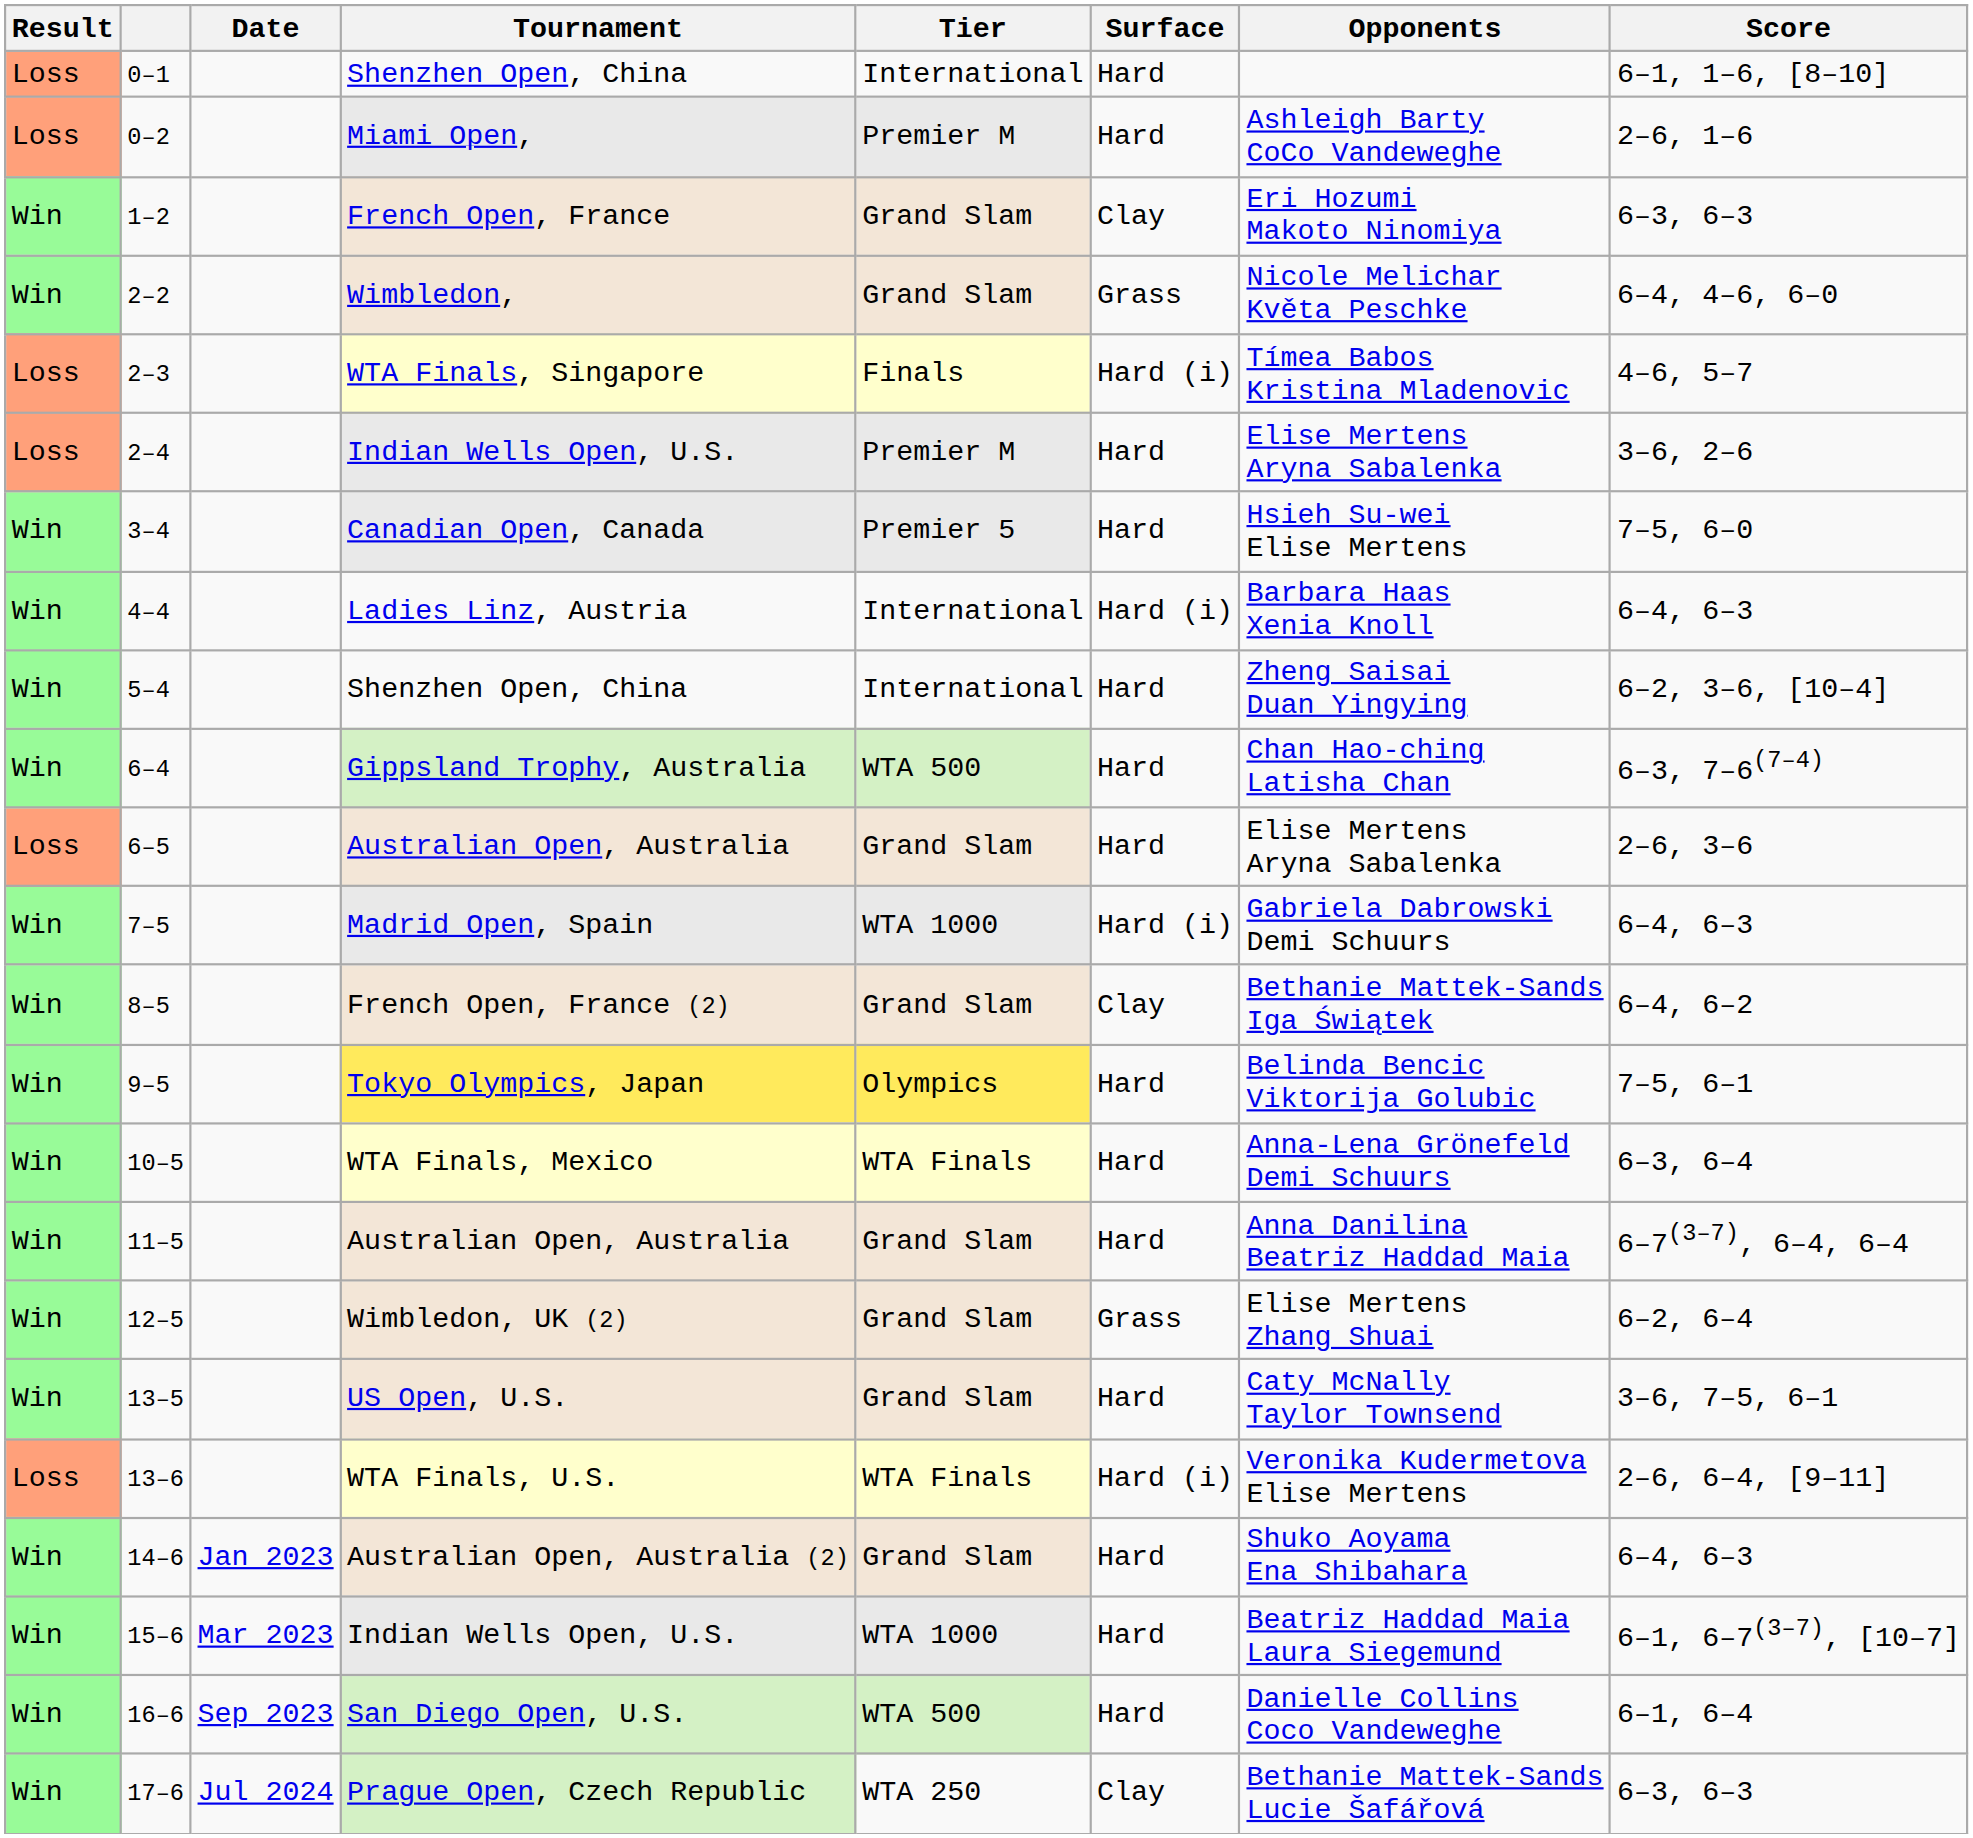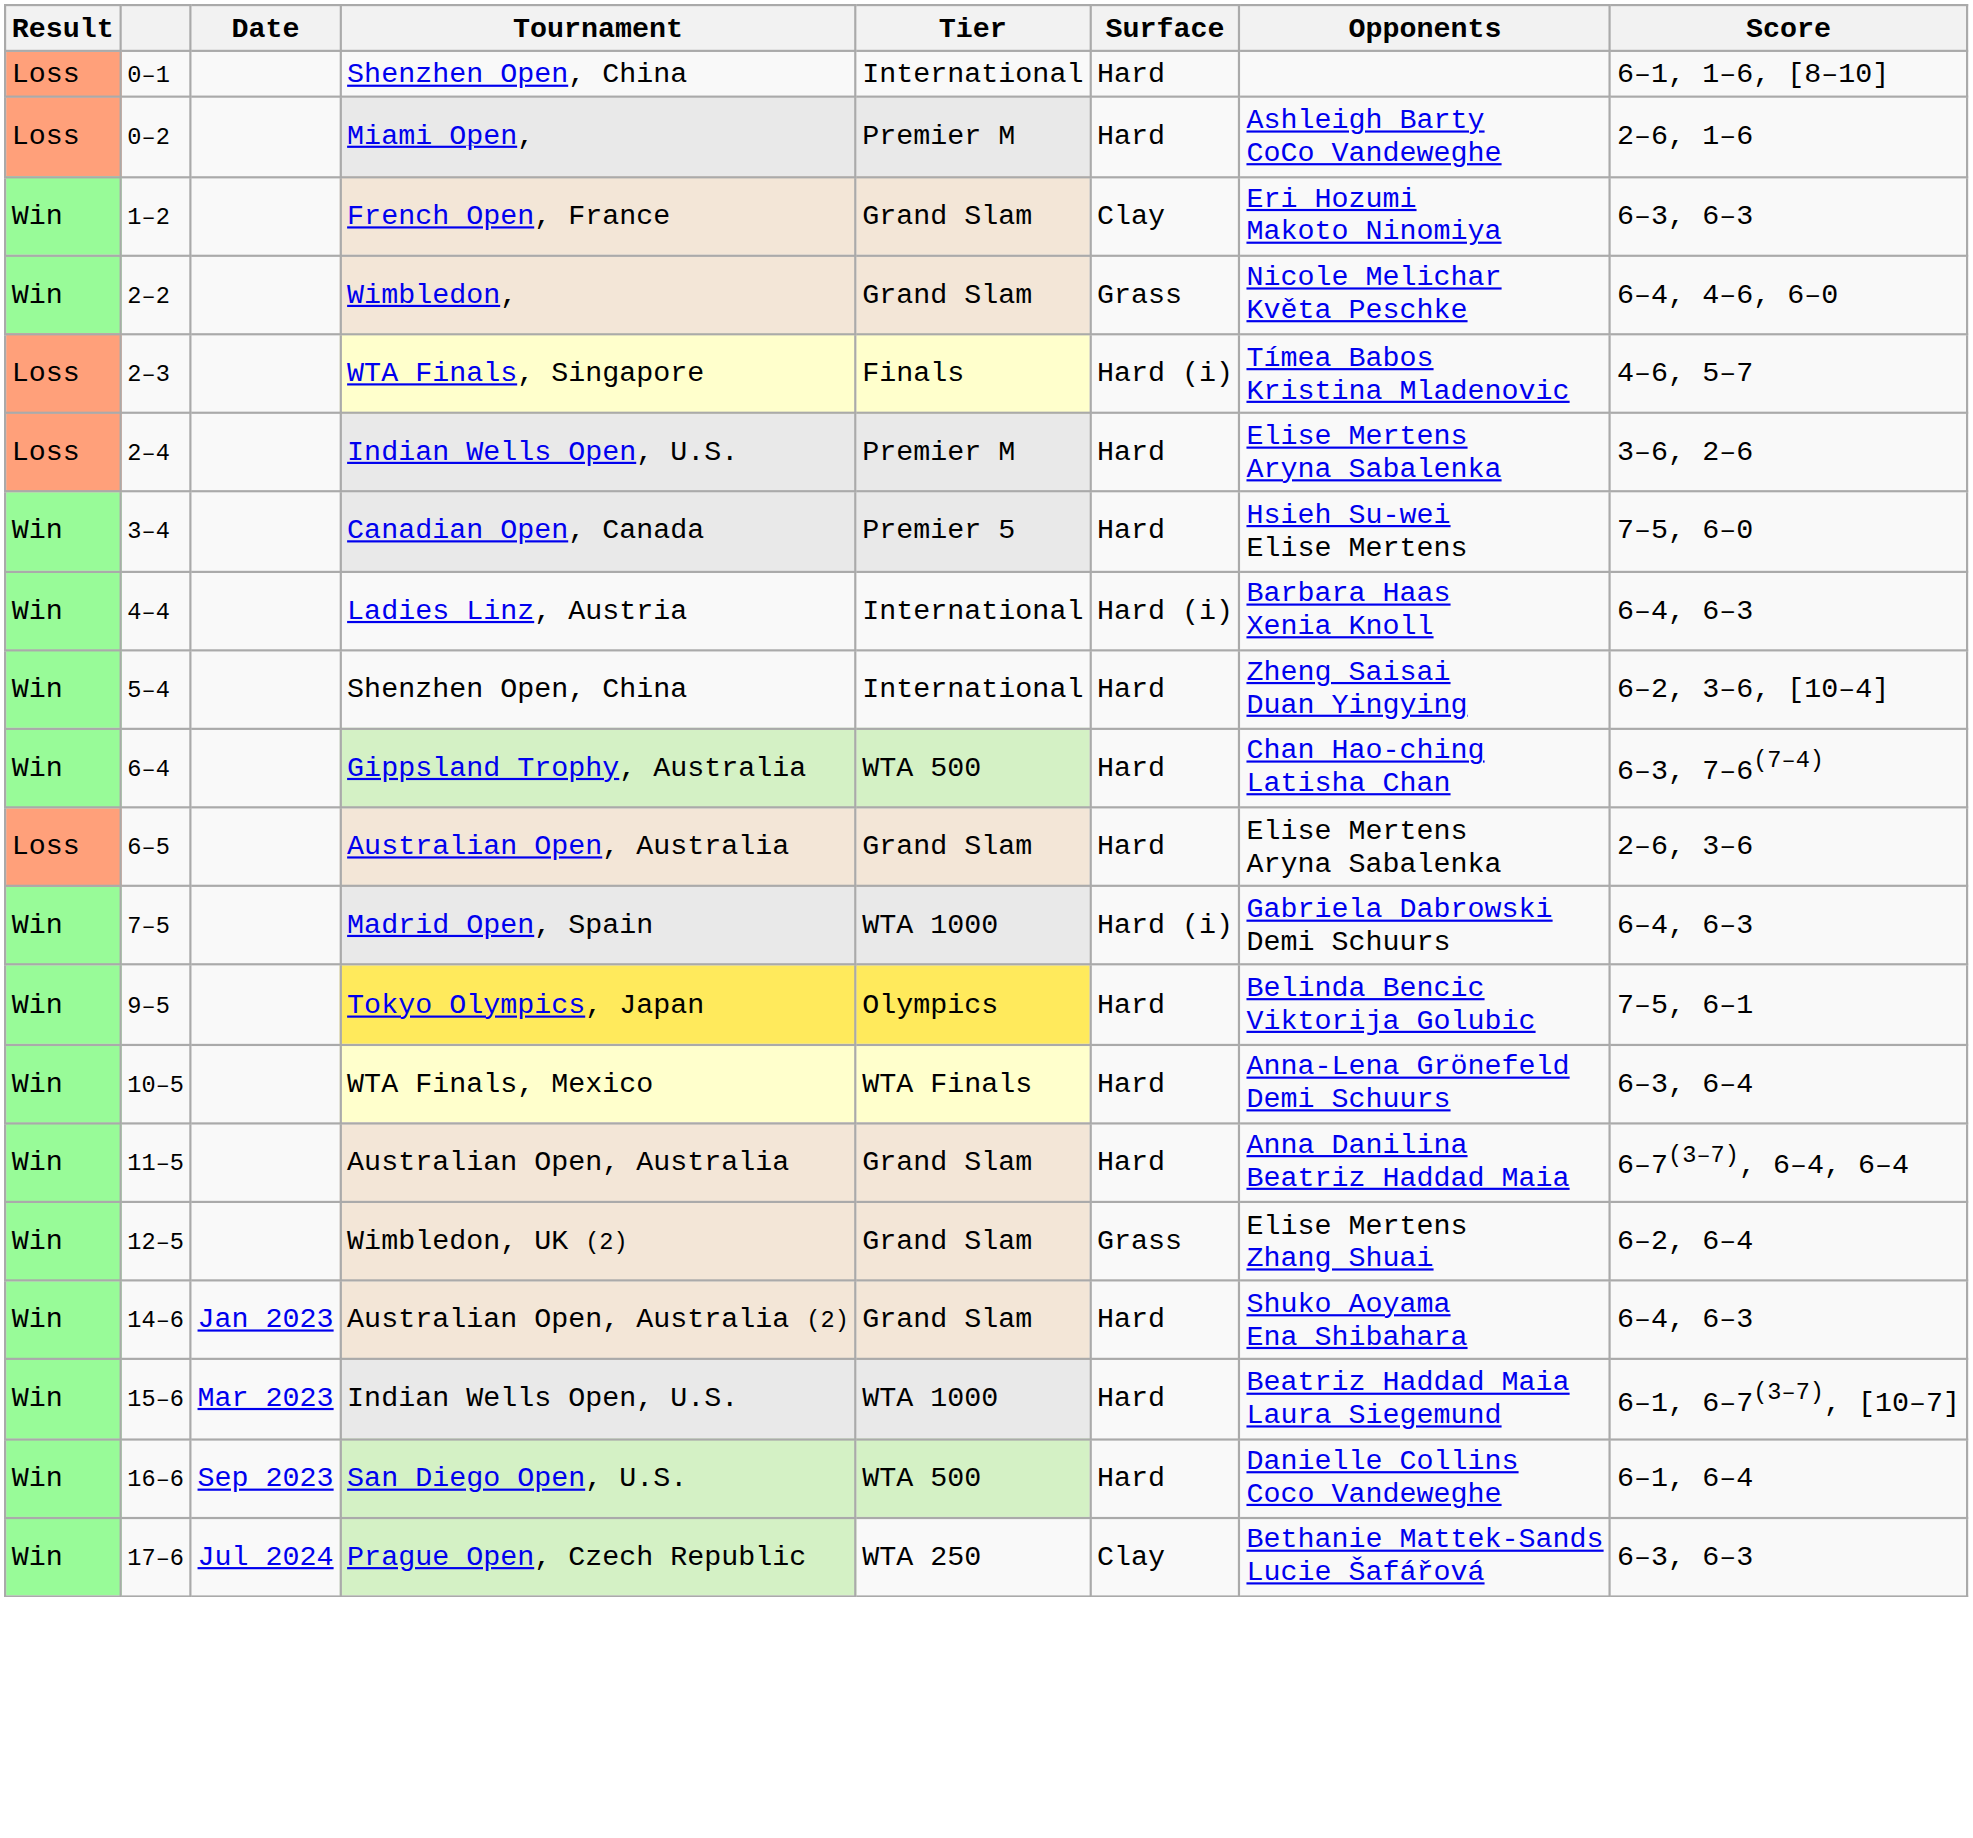- row: (149, 1006)
- row: (156, 1400)
- row: (156, 1479)
